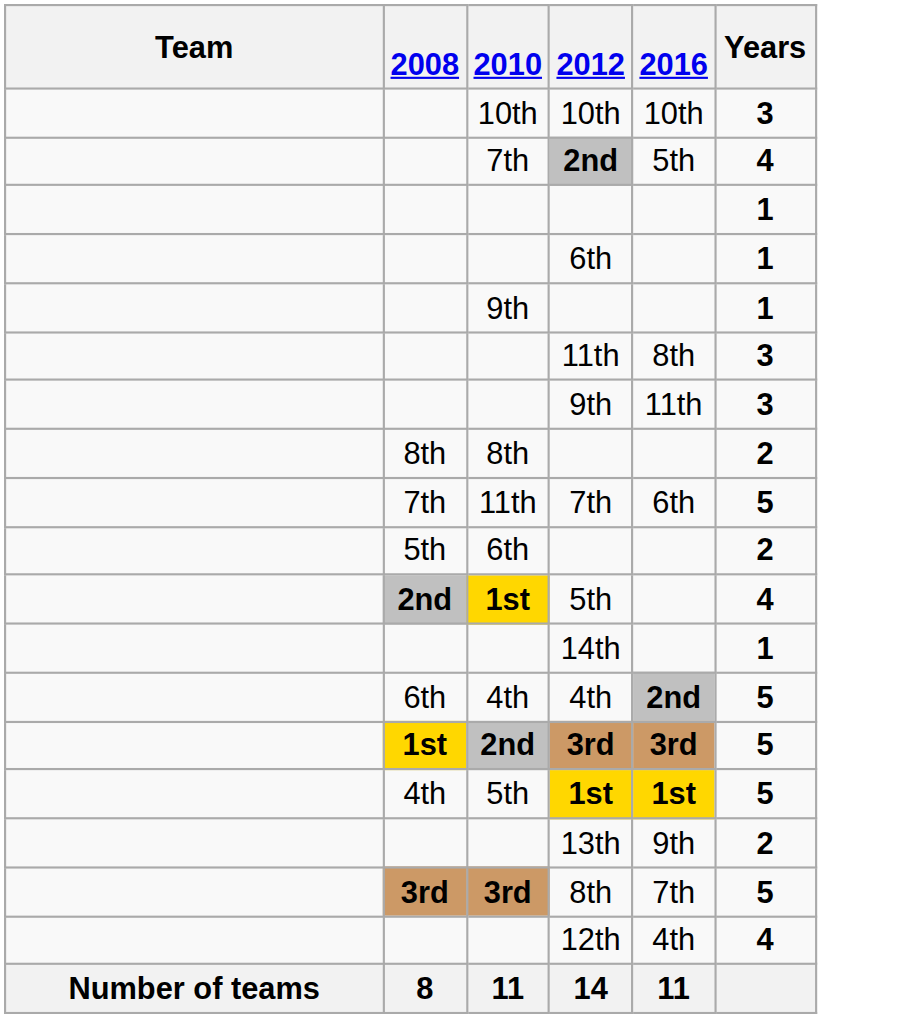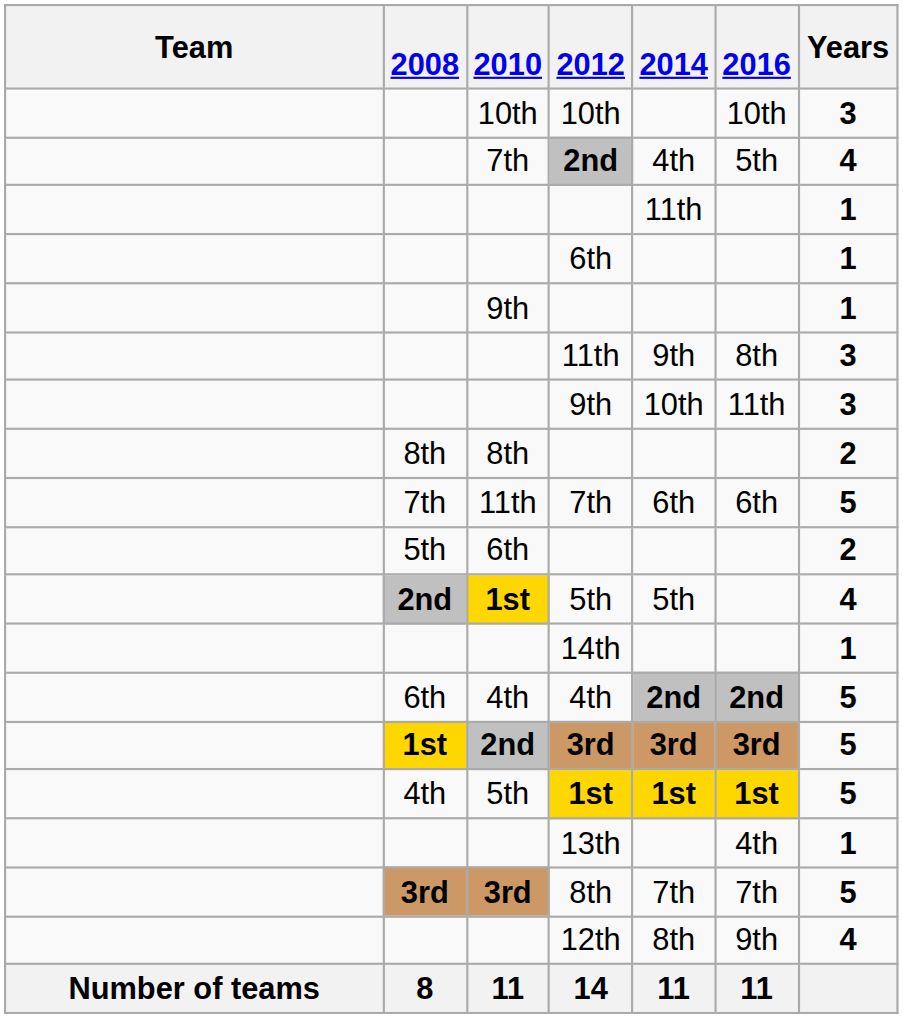+ column: (674, 64)
(674, 843) 9th -> (757, 843) 4th
(765, 843) 2 -> (848, 843) 1
(674, 940) 4th -> (757, 940) 9th
